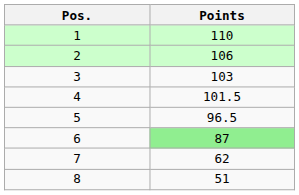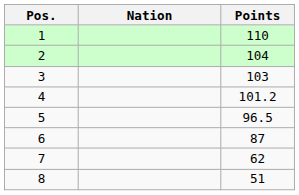+ column: (150, 15)
(222, 56) 106 -> (258, 56) 104
(222, 97) 101.5 -> (258, 97) 101.2
(222, 138) lightgreen background -> (258, 138) no background
